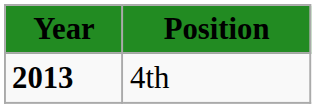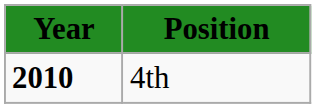(43, 77) 2013 -> (43, 77) 2010
